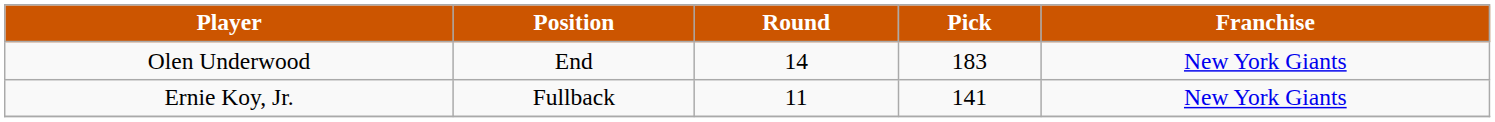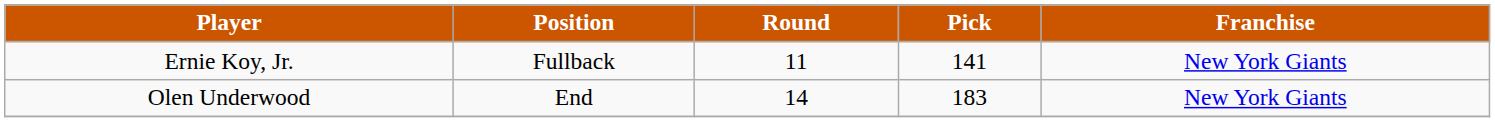rows swapped: (229, 97) <-> (229, 60)
